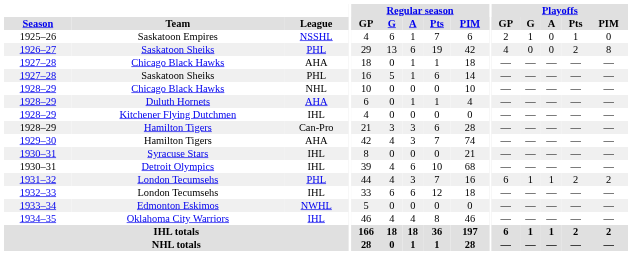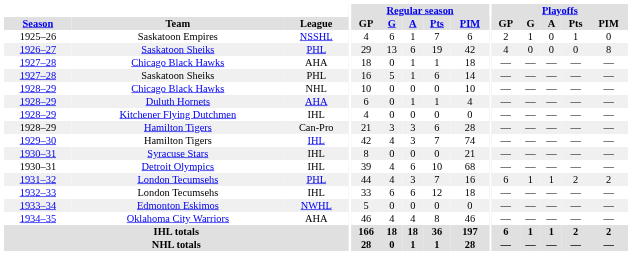(576, 49) 2 -> (576, 49) 0
(316, 140) AHA -> (316, 140) IHL
(316, 218) IHL -> (316, 218) AHA
